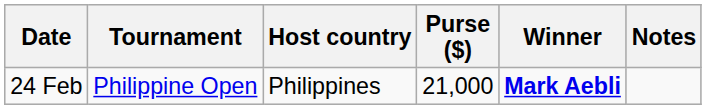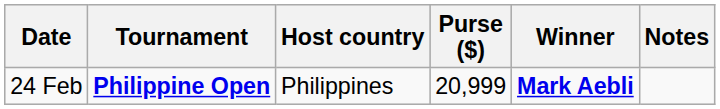(175, 86) normal -> (182, 86) bold
(458, 86) 21,000 -> (471, 86) 20,999
